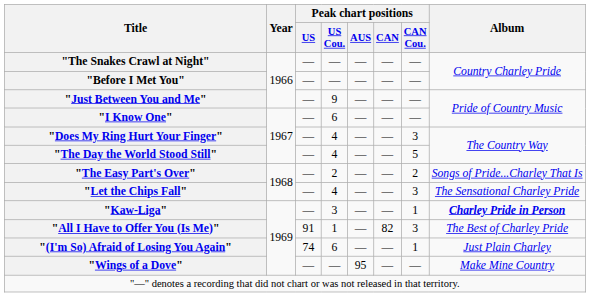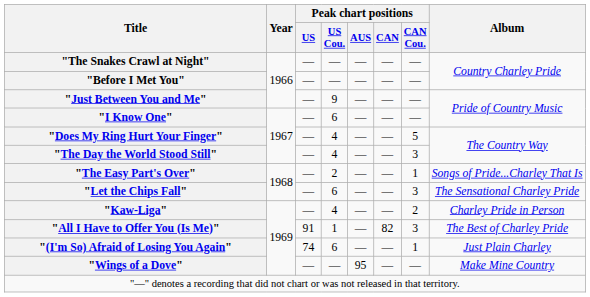(415, 136) 3 -> (415, 136) 5
(415, 154) 5 -> (415, 154) 3
(415, 173) 2 -> (415, 173) 1
(335, 191) 4 -> (335, 191) 6
(335, 210) 3 -> (335, 210) 4
(415, 210) 1 -> (415, 210) 2
(507, 210) bold -> (507, 210) normal
